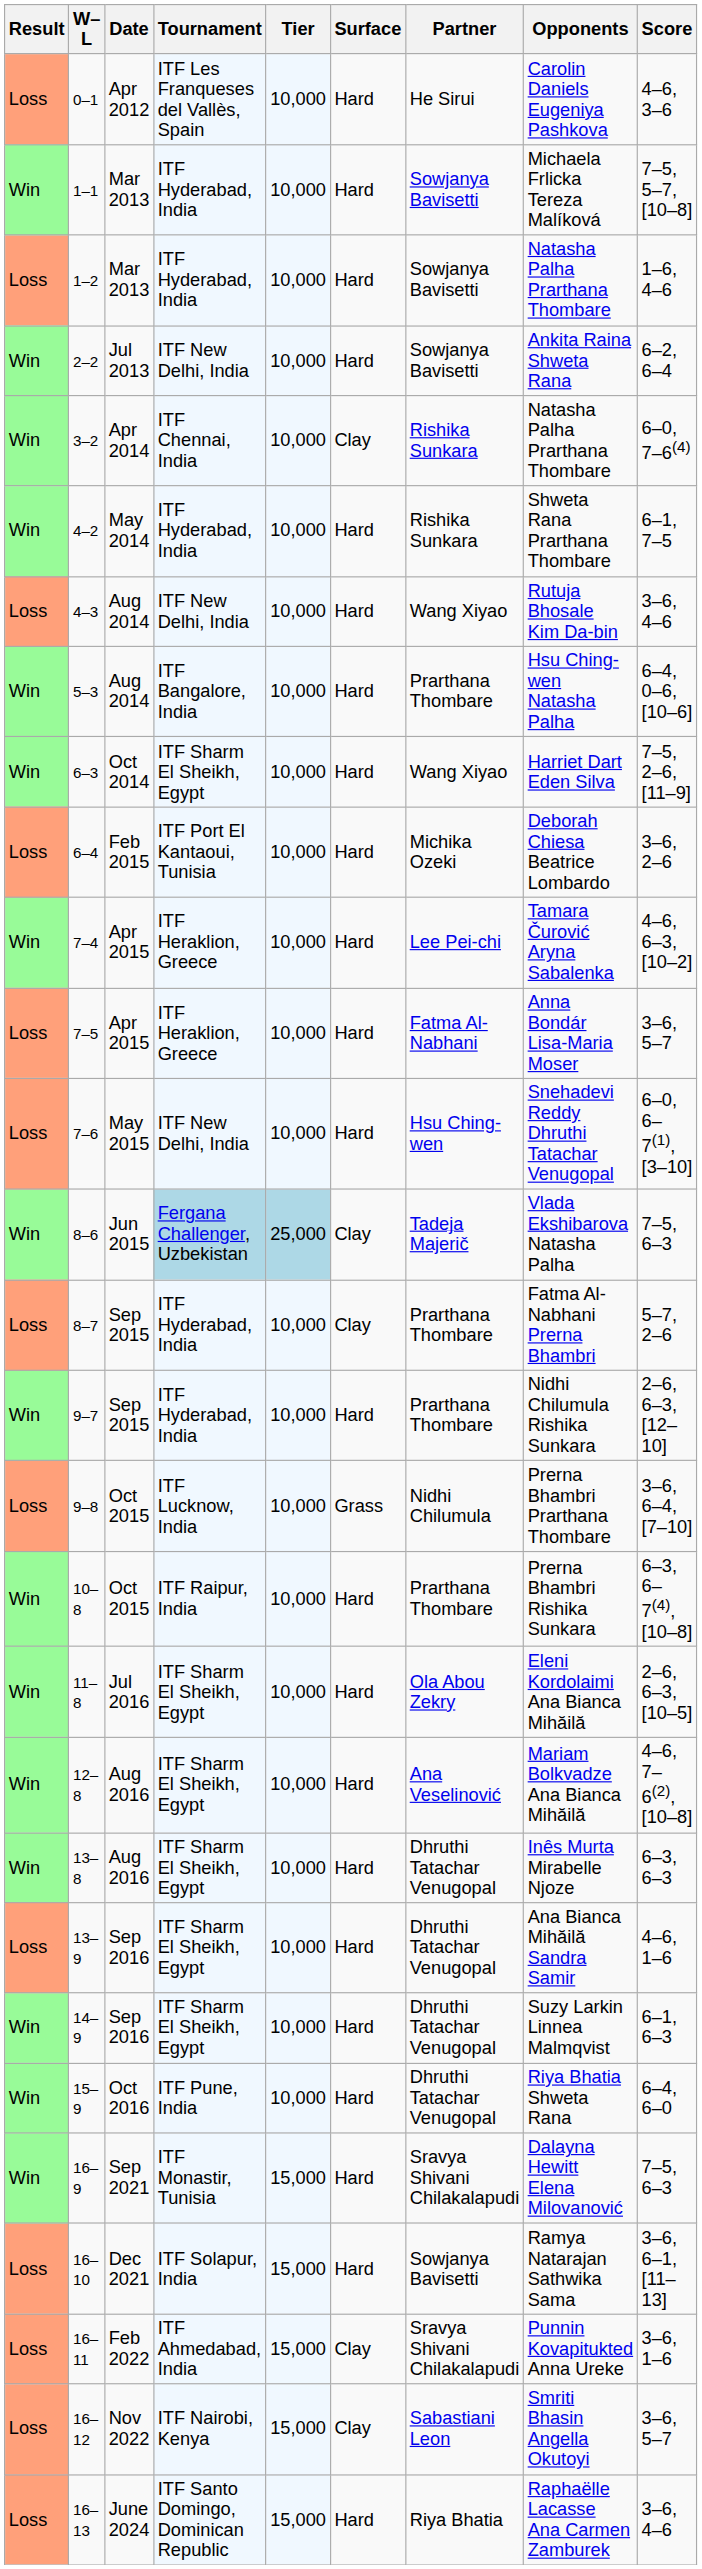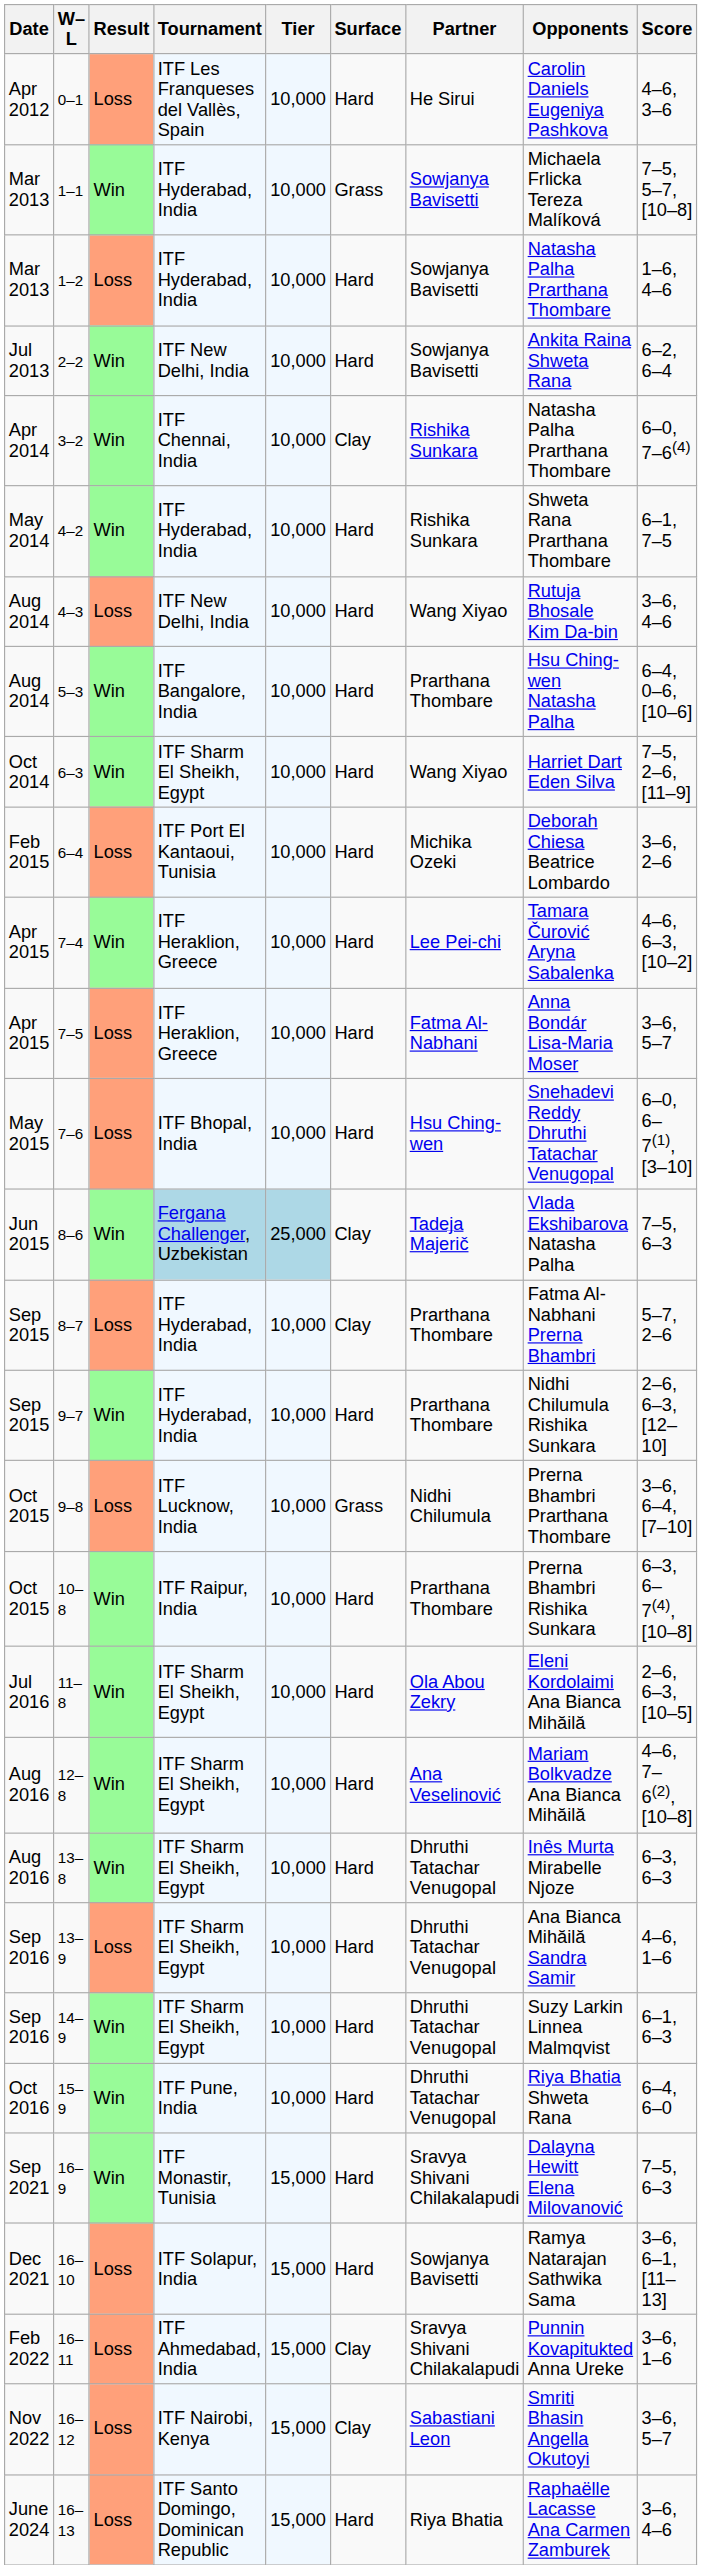columns swapped: (37, 29) <-> (129, 29)
(354, 189) Hard -> (359, 189) Grass
(203, 1133) ITF New Delhi, India -> (205, 1133) ITF Bhopal, India
